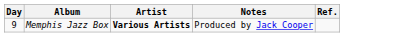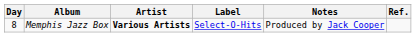+ column: (228, 11)
(14, 25) 9 -> (14, 25) 8
